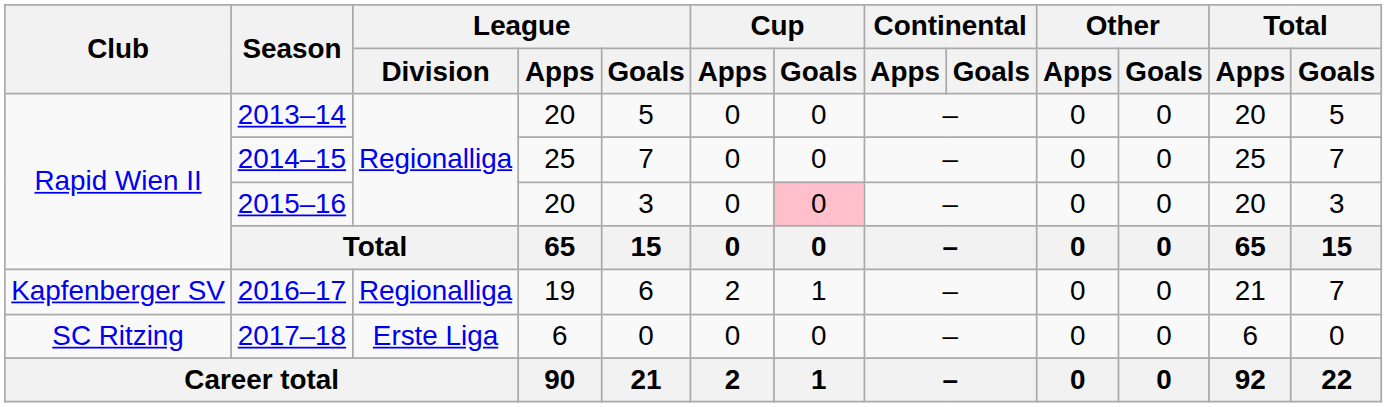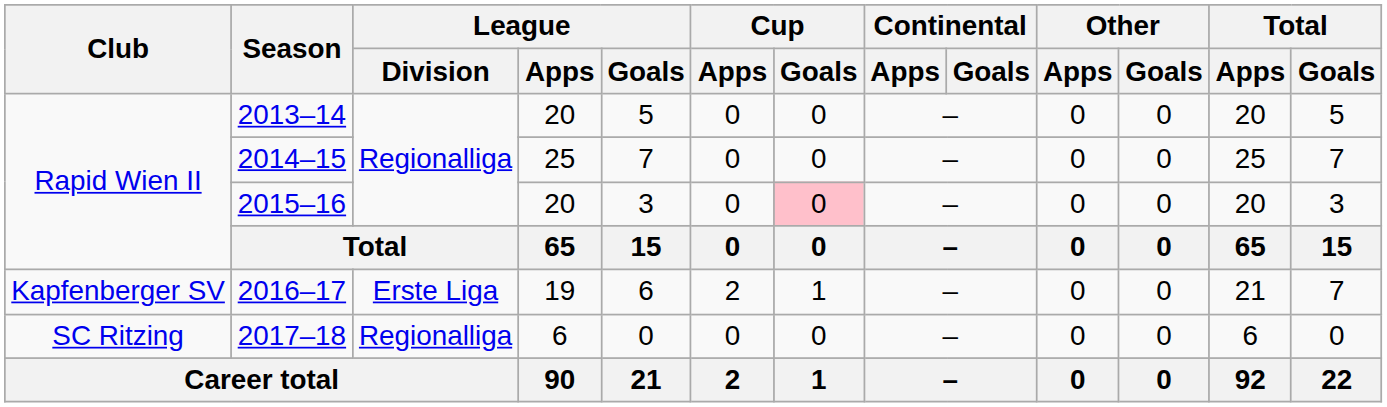(436, 291) Regionalliga -> (436, 291) Erste Liga
(436, 335) Erste Liga -> (436, 335) Regionalliga
